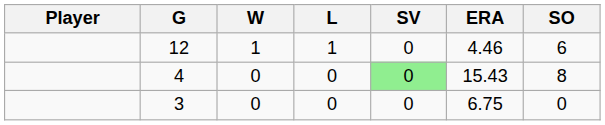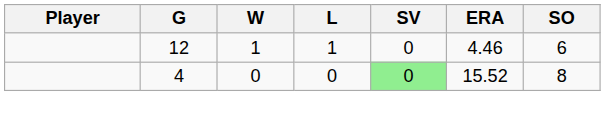(485, 76) 15.43 -> (485, 76) 15.52
- row: (179, 104)
